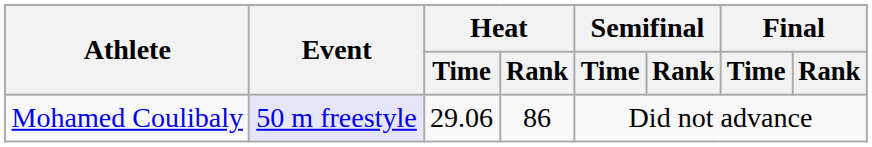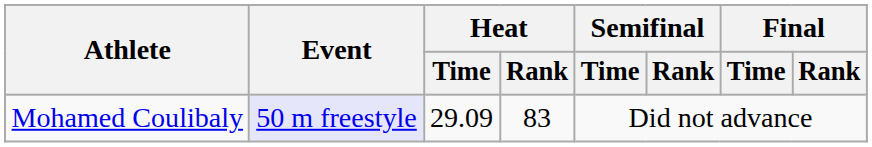(462, 118) 29.06 -> (462, 118) 29.09
(537, 118) 86 -> (537, 118) 83
